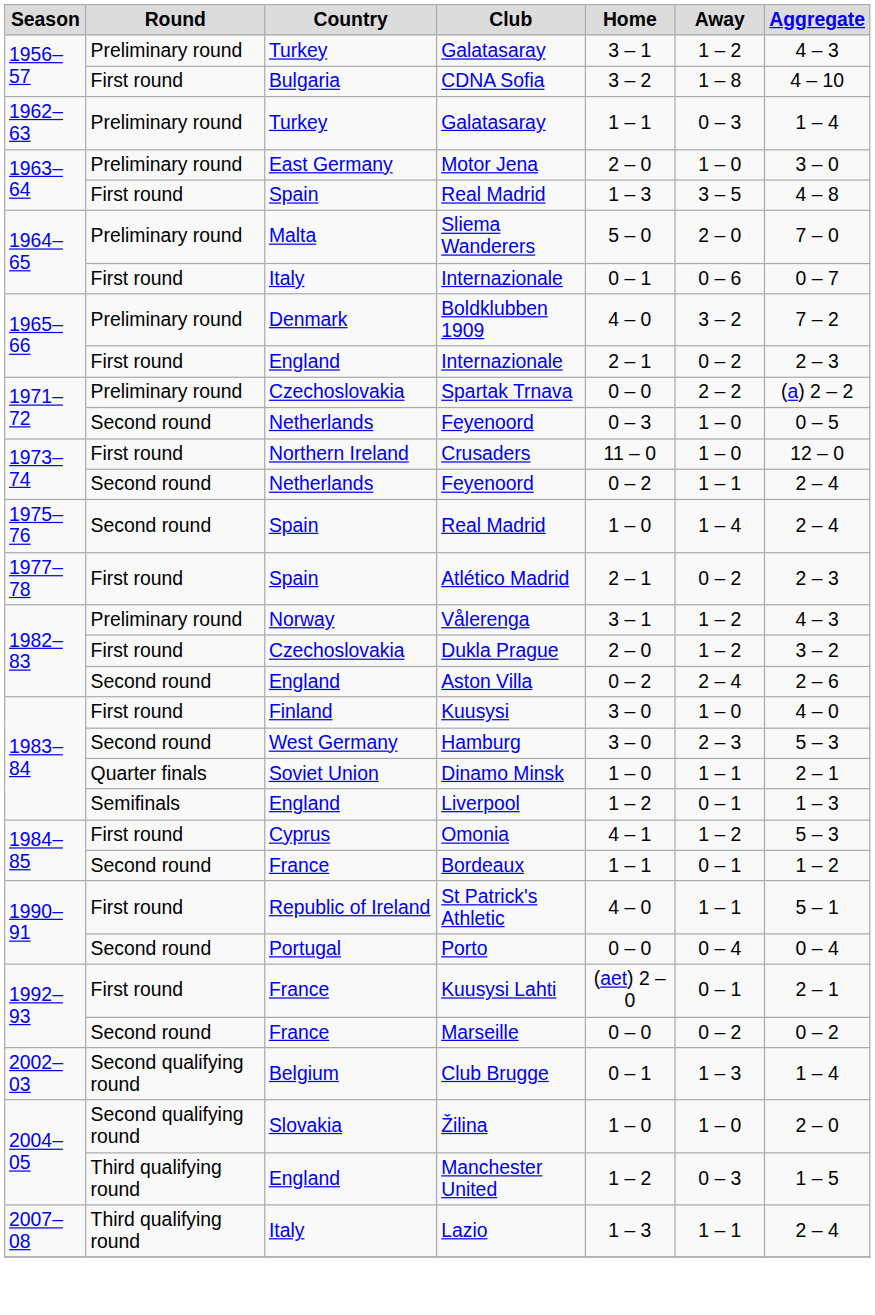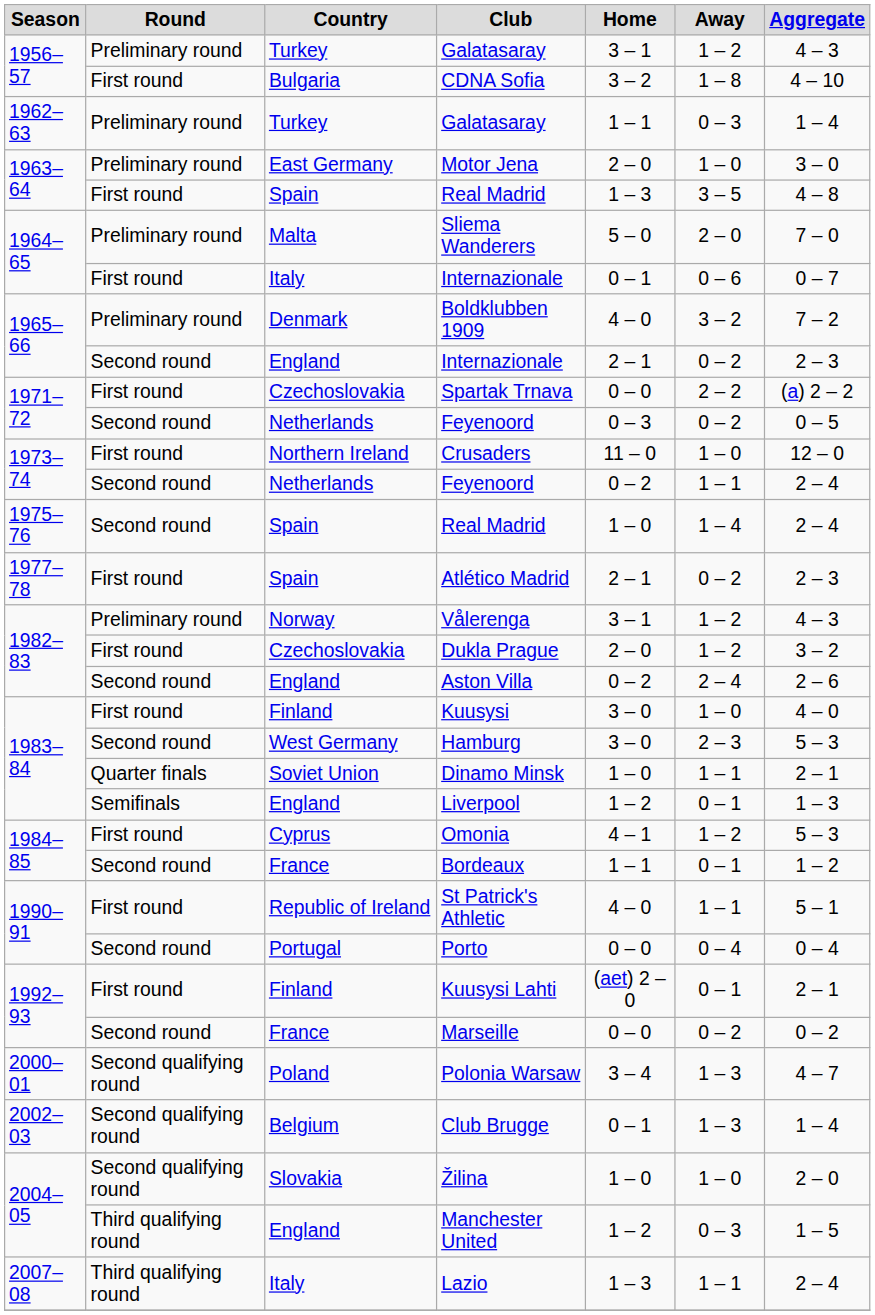(137, 361) First round -> (151, 361) Second round
(166, 392) Preliminary round -> (137, 392) First round
(720, 422) 1 – 0 -> (720, 422) 0 – 2
(299, 990) France -> (301, 990) Finland
+ row: (36, 1073)
